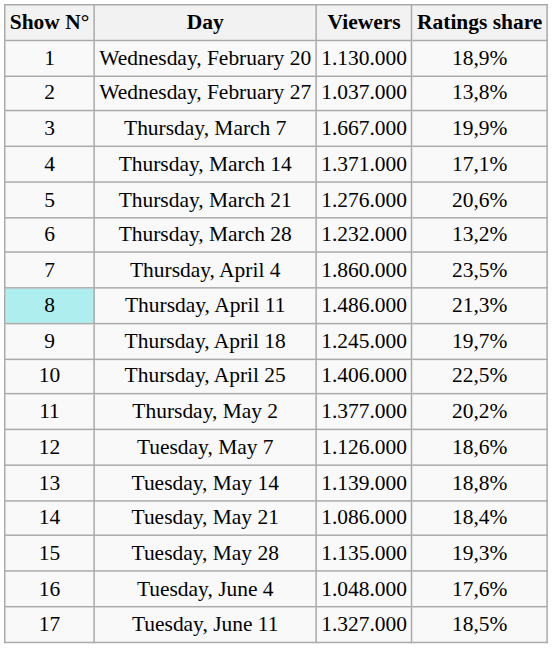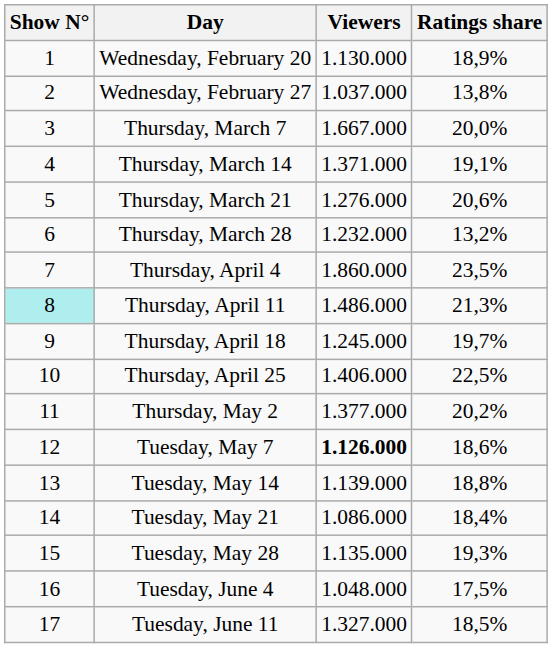(480, 128) 19,9% -> (480, 128) 20,0%
(480, 164) 17,1% -> (480, 164) 19,1%
(364, 447) normal -> (364, 447) bold
(480, 588) 17,6% -> (480, 588) 17,5%
